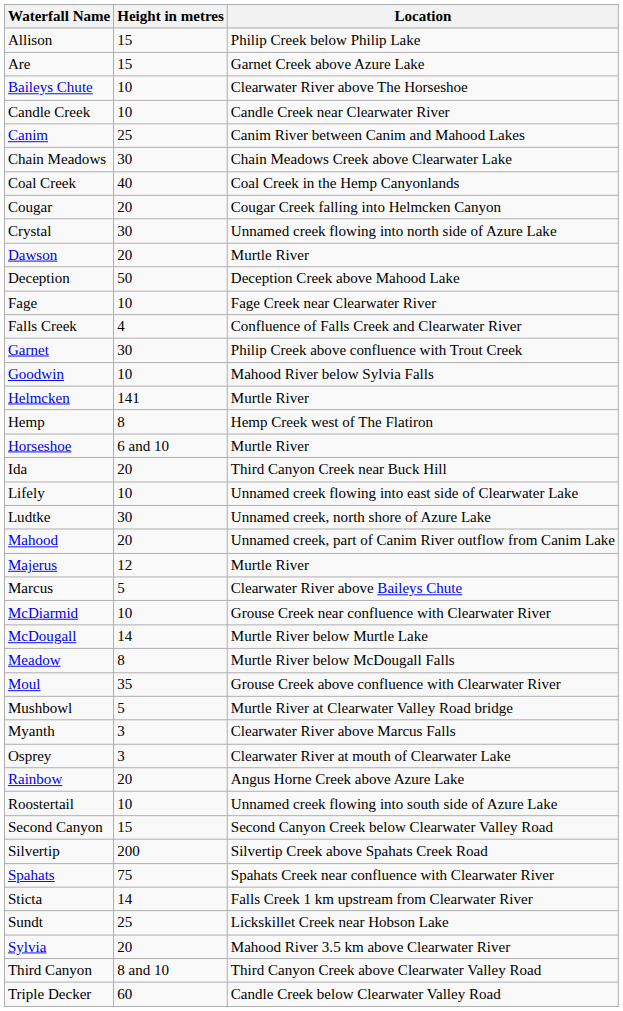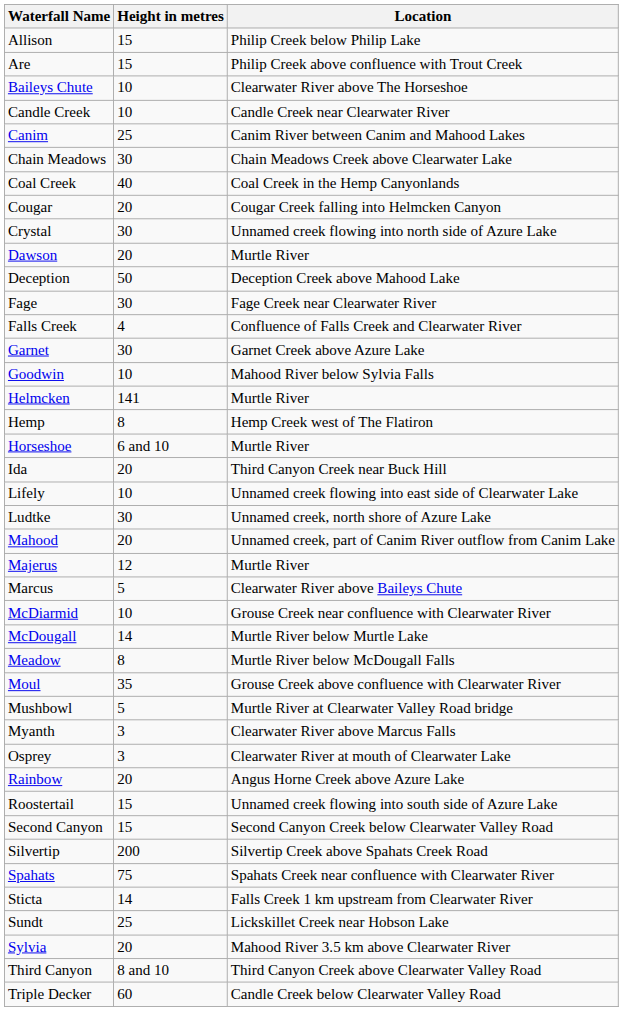(328, 64) Garnet Creek above Azure Lake -> (377, 64) Philip Creek above confluence with Trout Creek
(125, 302) 10 -> (125, 302) 30
(377, 350) Philip Creek above confluence with Trout Creek -> (328, 350) Garnet Creek above Azure Lake
(125, 803) 10 -> (125, 803) 15
